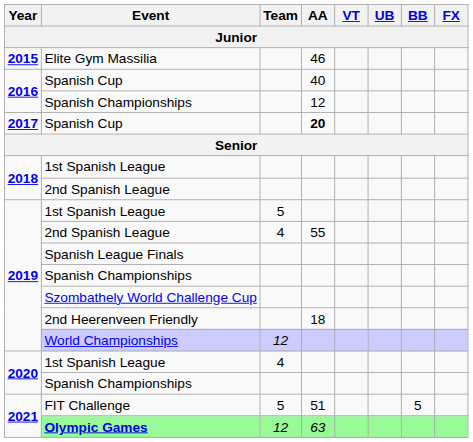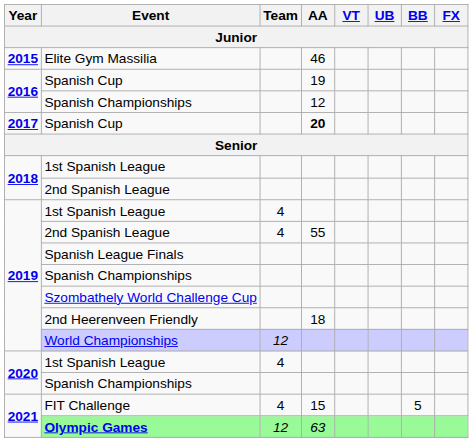(318, 80) 40 -> (318, 80) 19
(281, 210) 5 -> (281, 210) 4
(281, 405) 5 -> (281, 405) 4
(318, 405) 51 -> (318, 405) 15
